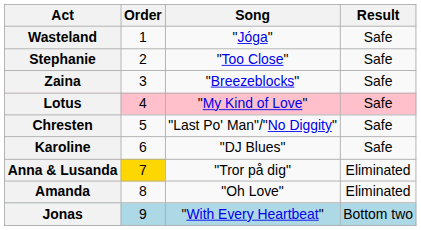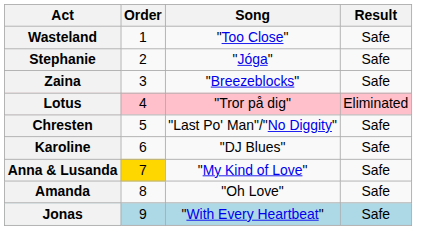(253, 37) "Jóga" -> (253, 37) "Too Close"
(253, 59) "Too Close" -> (253, 59) "Jóga"
(253, 103) "My Kind of Love" -> (253, 103) "Tror på dig"
(378, 103) Safe -> (376, 103) Eliminated
(253, 170) "Tror på dig" -> (253, 170) "My Kind of Love"
(378, 170) Eliminated -> (376, 170) Safe
(378, 192) Eliminated -> (376, 192) Safe
(378, 214) Bottom two -> (376, 214) Safe
